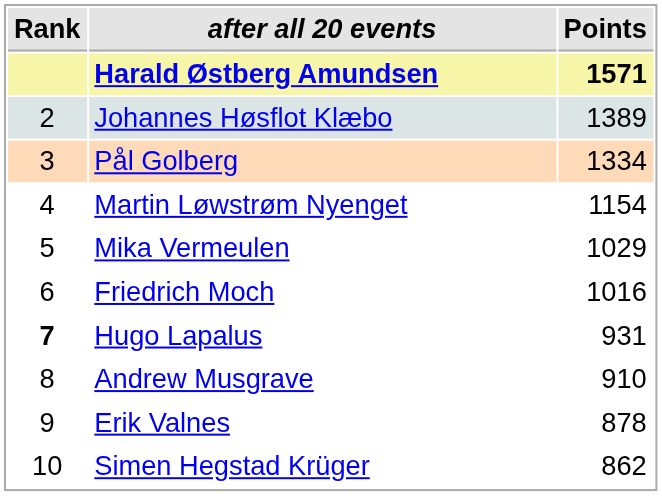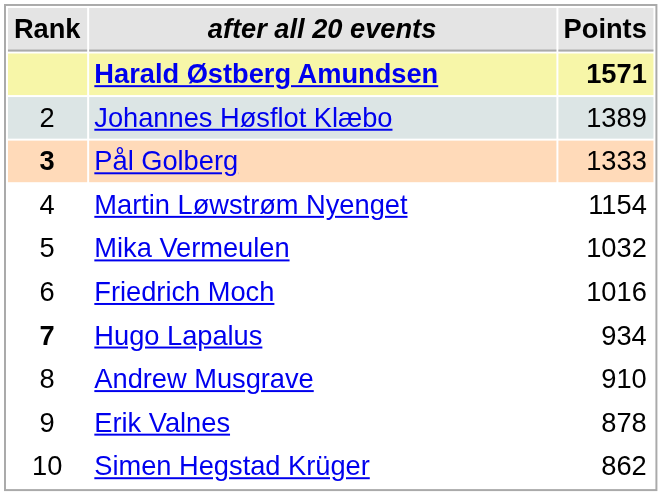(47, 161) normal -> (47, 161) bold
(617, 161) 1334 -> (617, 161) 1333
(617, 249) 1029 -> (617, 249) 1032
(624, 336) 931 -> (624, 336) 934
